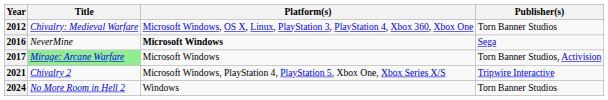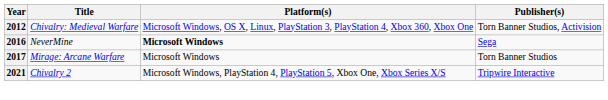(517, 27) Torn Banner Studios -> (540, 27) Torn Banner Studios, Activision
(77, 57) lightgreen background -> (77, 57) no background
(540, 57) Torn Banner Studios, Activision -> (517, 57) Torn Banner Studios
- row: (16, 88)
